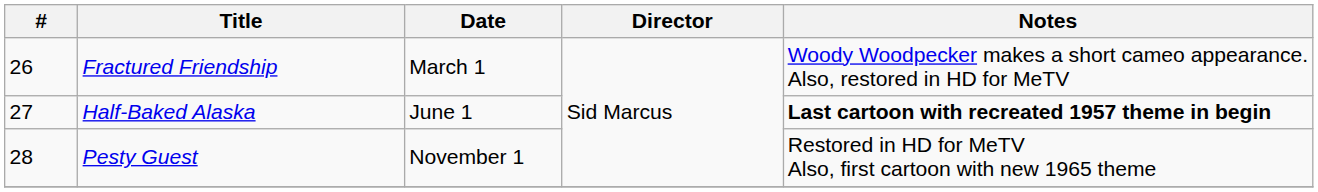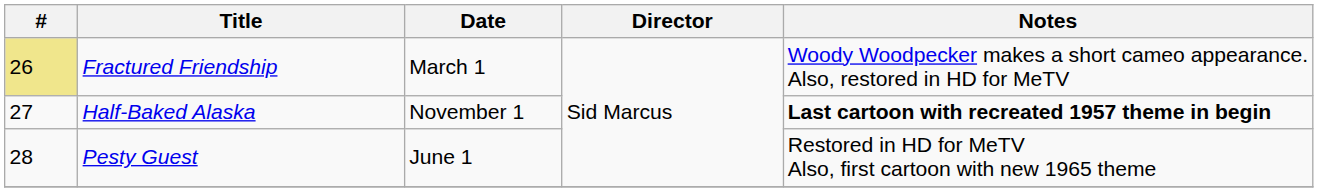(21, 66) no background -> (21, 66) khaki background
(441, 111) June 1 -> (467, 111) November 1
(467, 157) November 1 -> (441, 157) June 1
